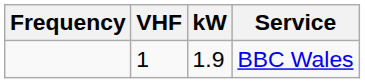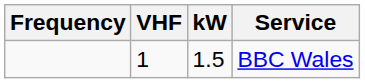(208, 58) 1.9 -> (208, 58) 1.5
